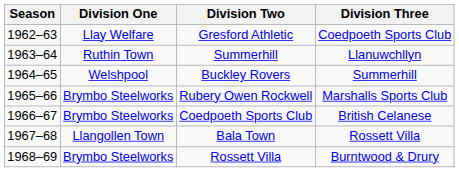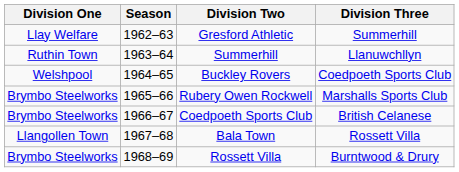columns swapped: (32, 14) <-> (118, 14)
(385, 34) Coedpoeth Sports Club -> (385, 34) Summerhill
(385, 75) Summerhill -> (385, 75) Coedpoeth Sports Club
